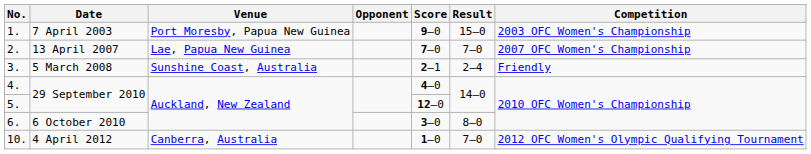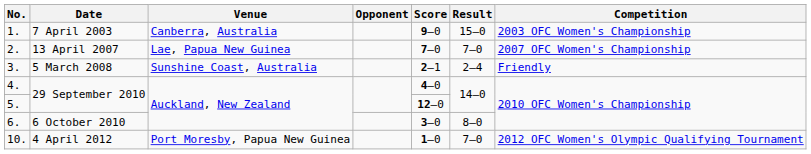(250, 31) Port Moresby, Papua New Guinea -> (214, 31) Canberra, Australia
(214, 139) Canberra, Australia -> (250, 139) Port Moresby, Papua New Guinea
